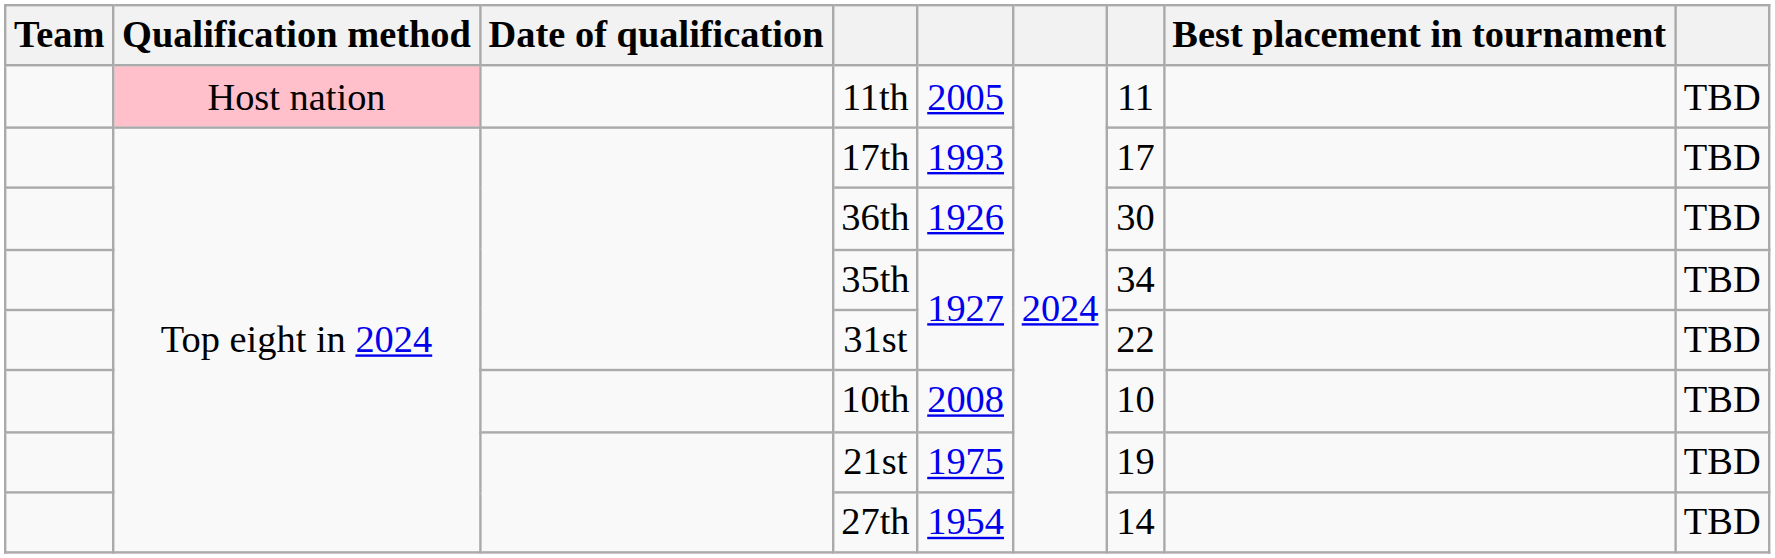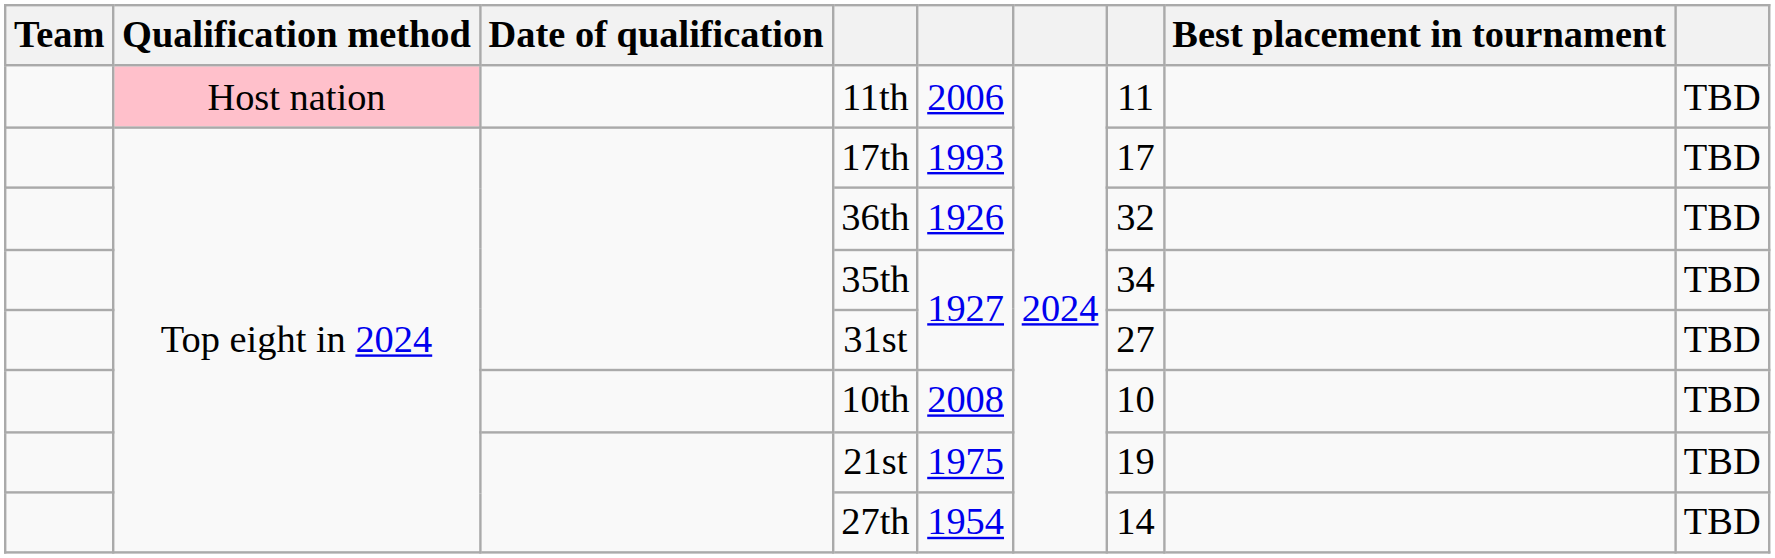(966, 95) 2005 -> (966, 95) 2006
(1135, 217) 30 -> (1135, 217) 32
(1135, 339) 22 -> (1135, 339) 27
